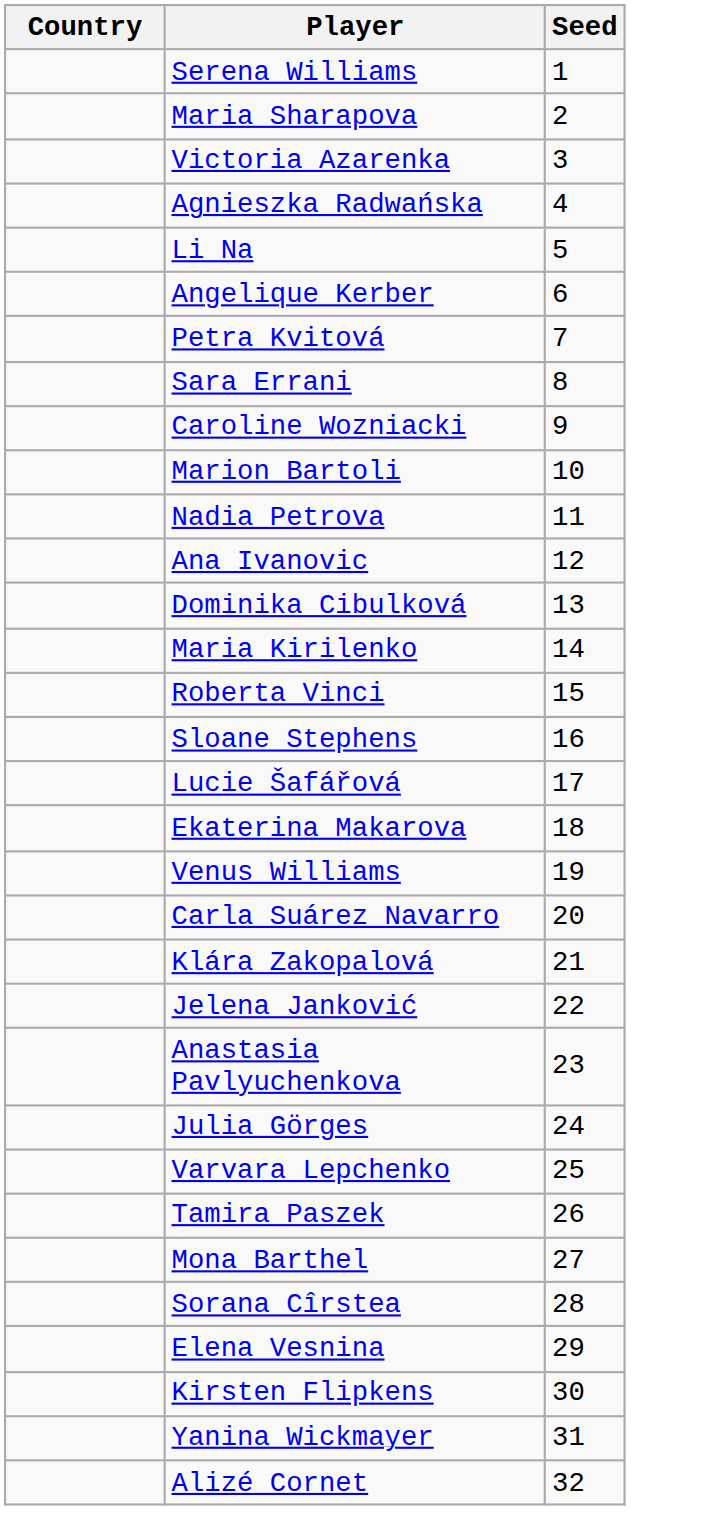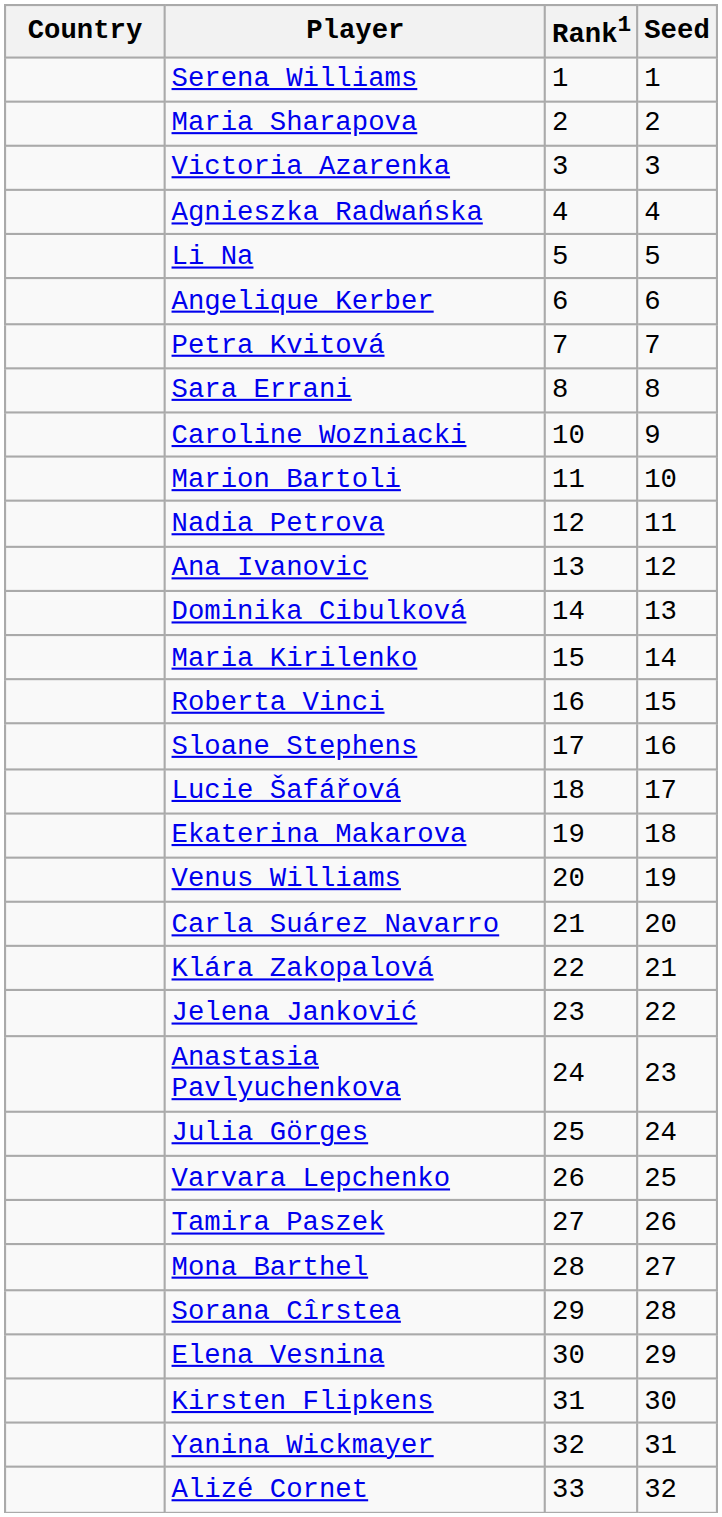+ column: (592, 31)
